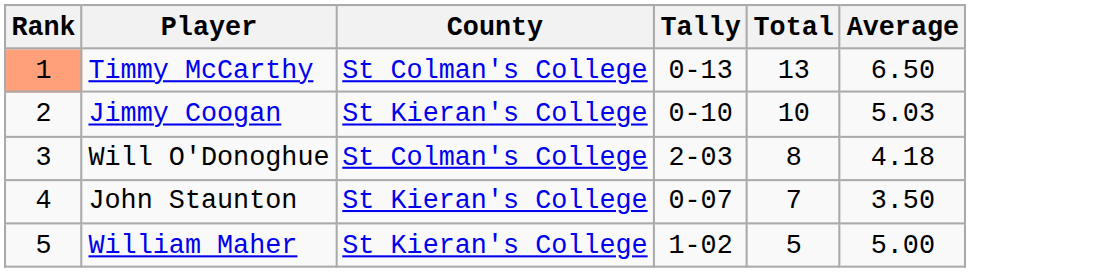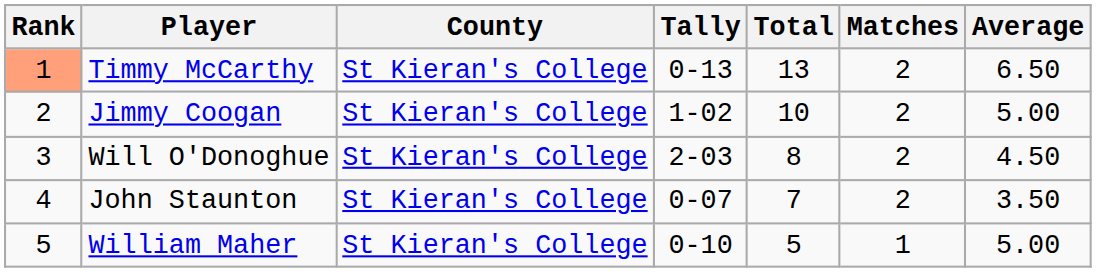+ column: (903, 27)
(495, 70) St Colman's College -> (495, 70) St Kieran's College
(701, 114) 0-10 -> (701, 114) 1-02
(903, 114) 5.03 -> (1028, 114) 5.00
(495, 158) St Colman's College -> (495, 158) St Kieran's College
(903, 158) 4.18 -> (1028, 158) 4.50
(701, 245) 1-02 -> (701, 245) 0-10
